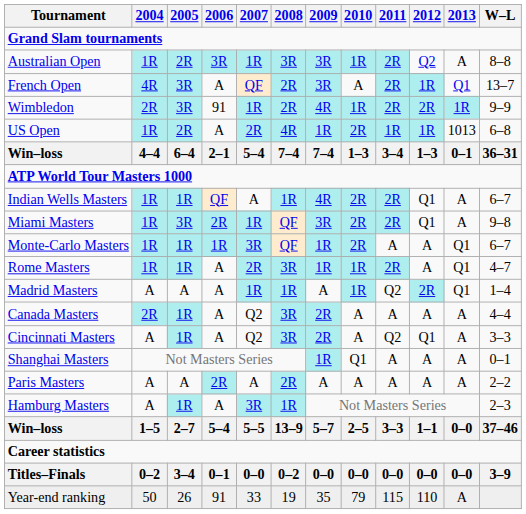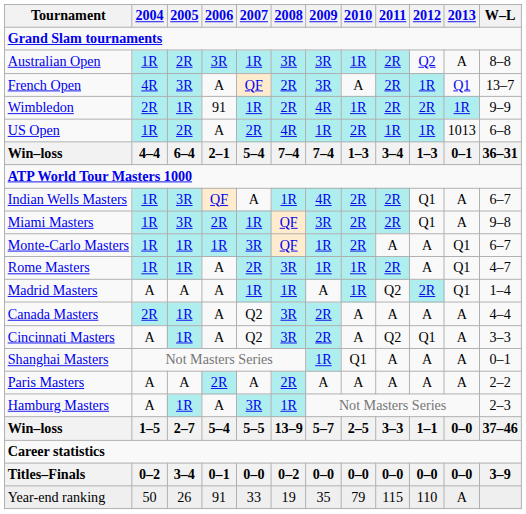(184, 107) 3R -> (184, 107) 1R
(184, 198) 1R -> (184, 198) 3R
